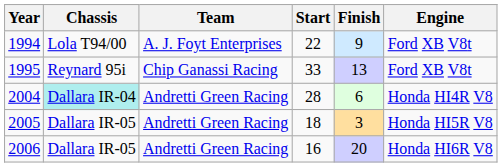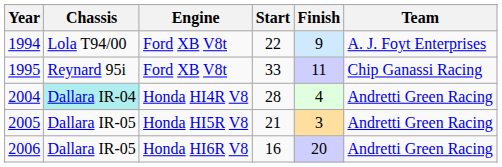columns swapped: (440, 17) <-> (216, 17)
(359, 70) 13 -> (319, 70) 11
(359, 96) 6 -> (319, 96) 4
(313, 123) 18 -> (273, 123) 21
